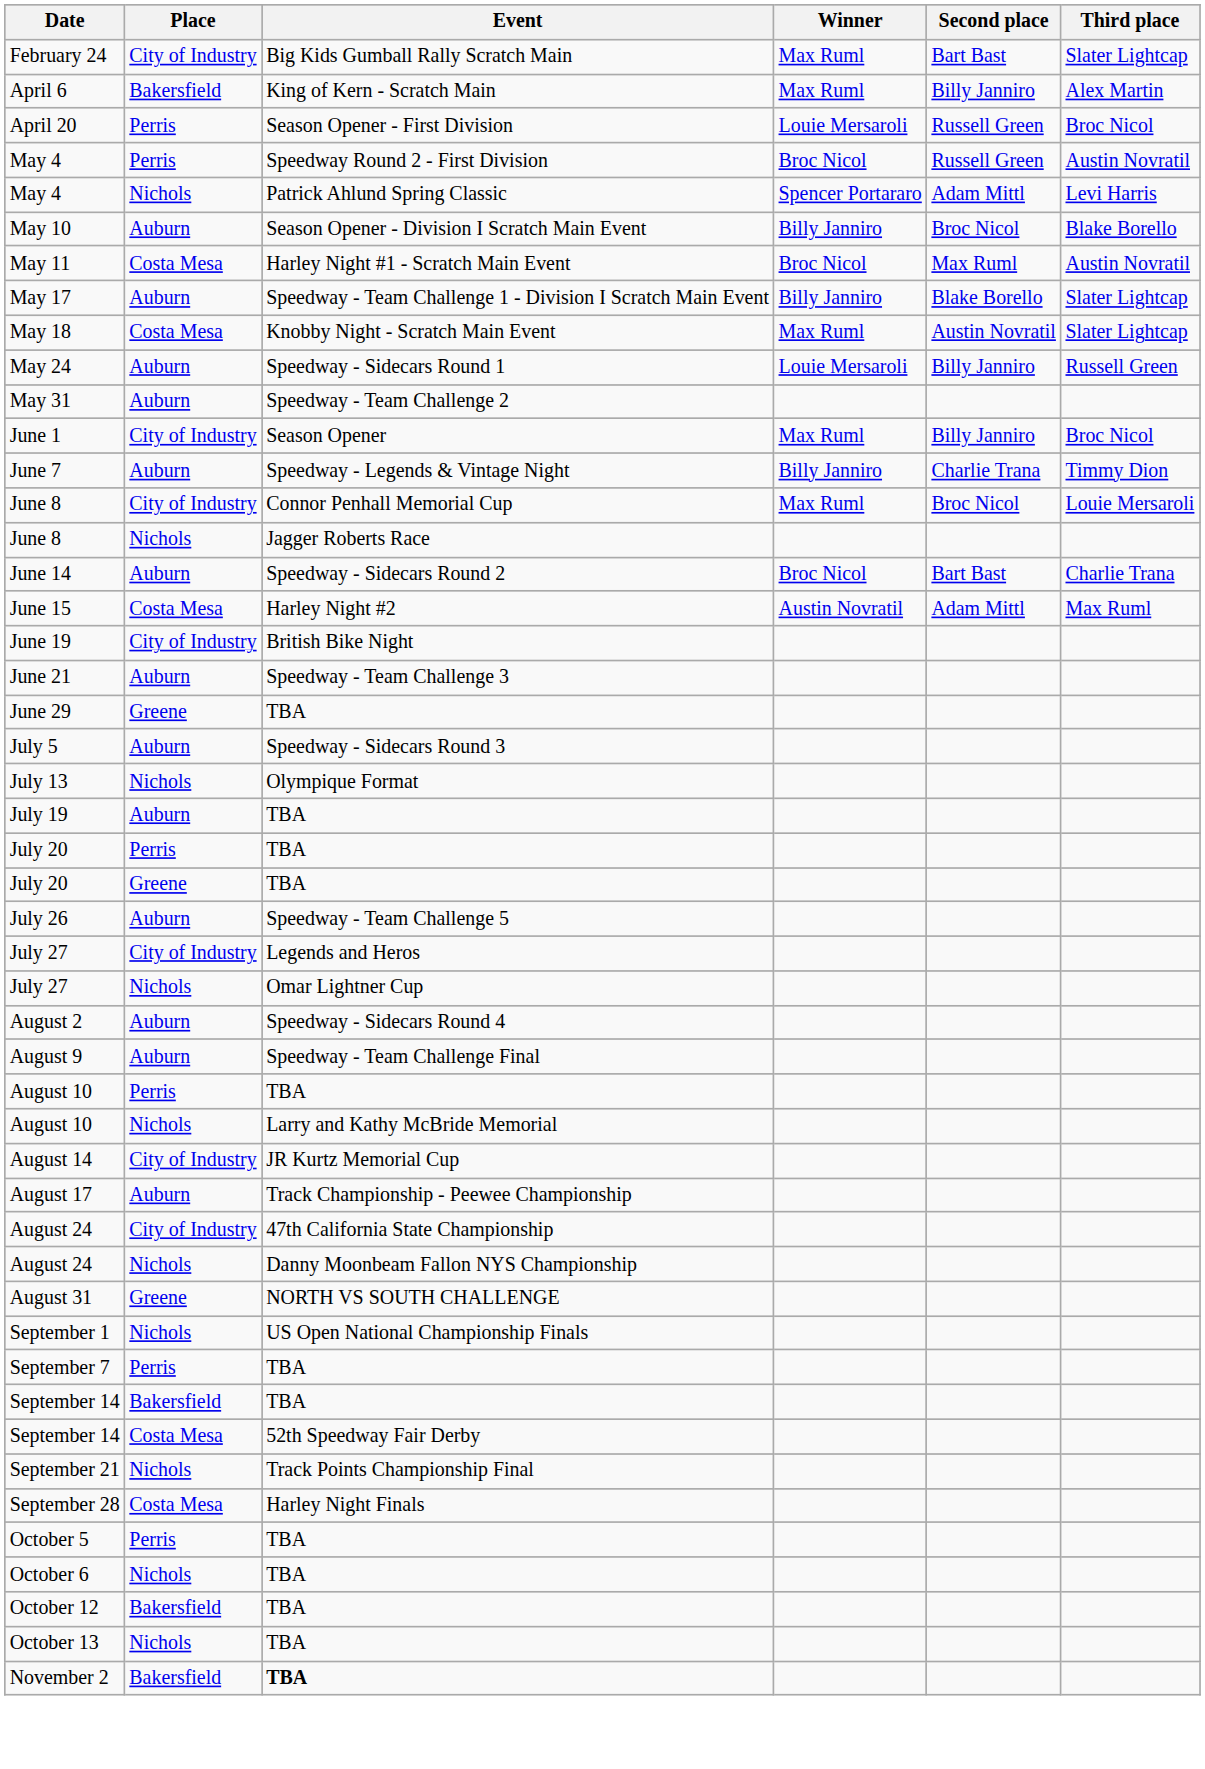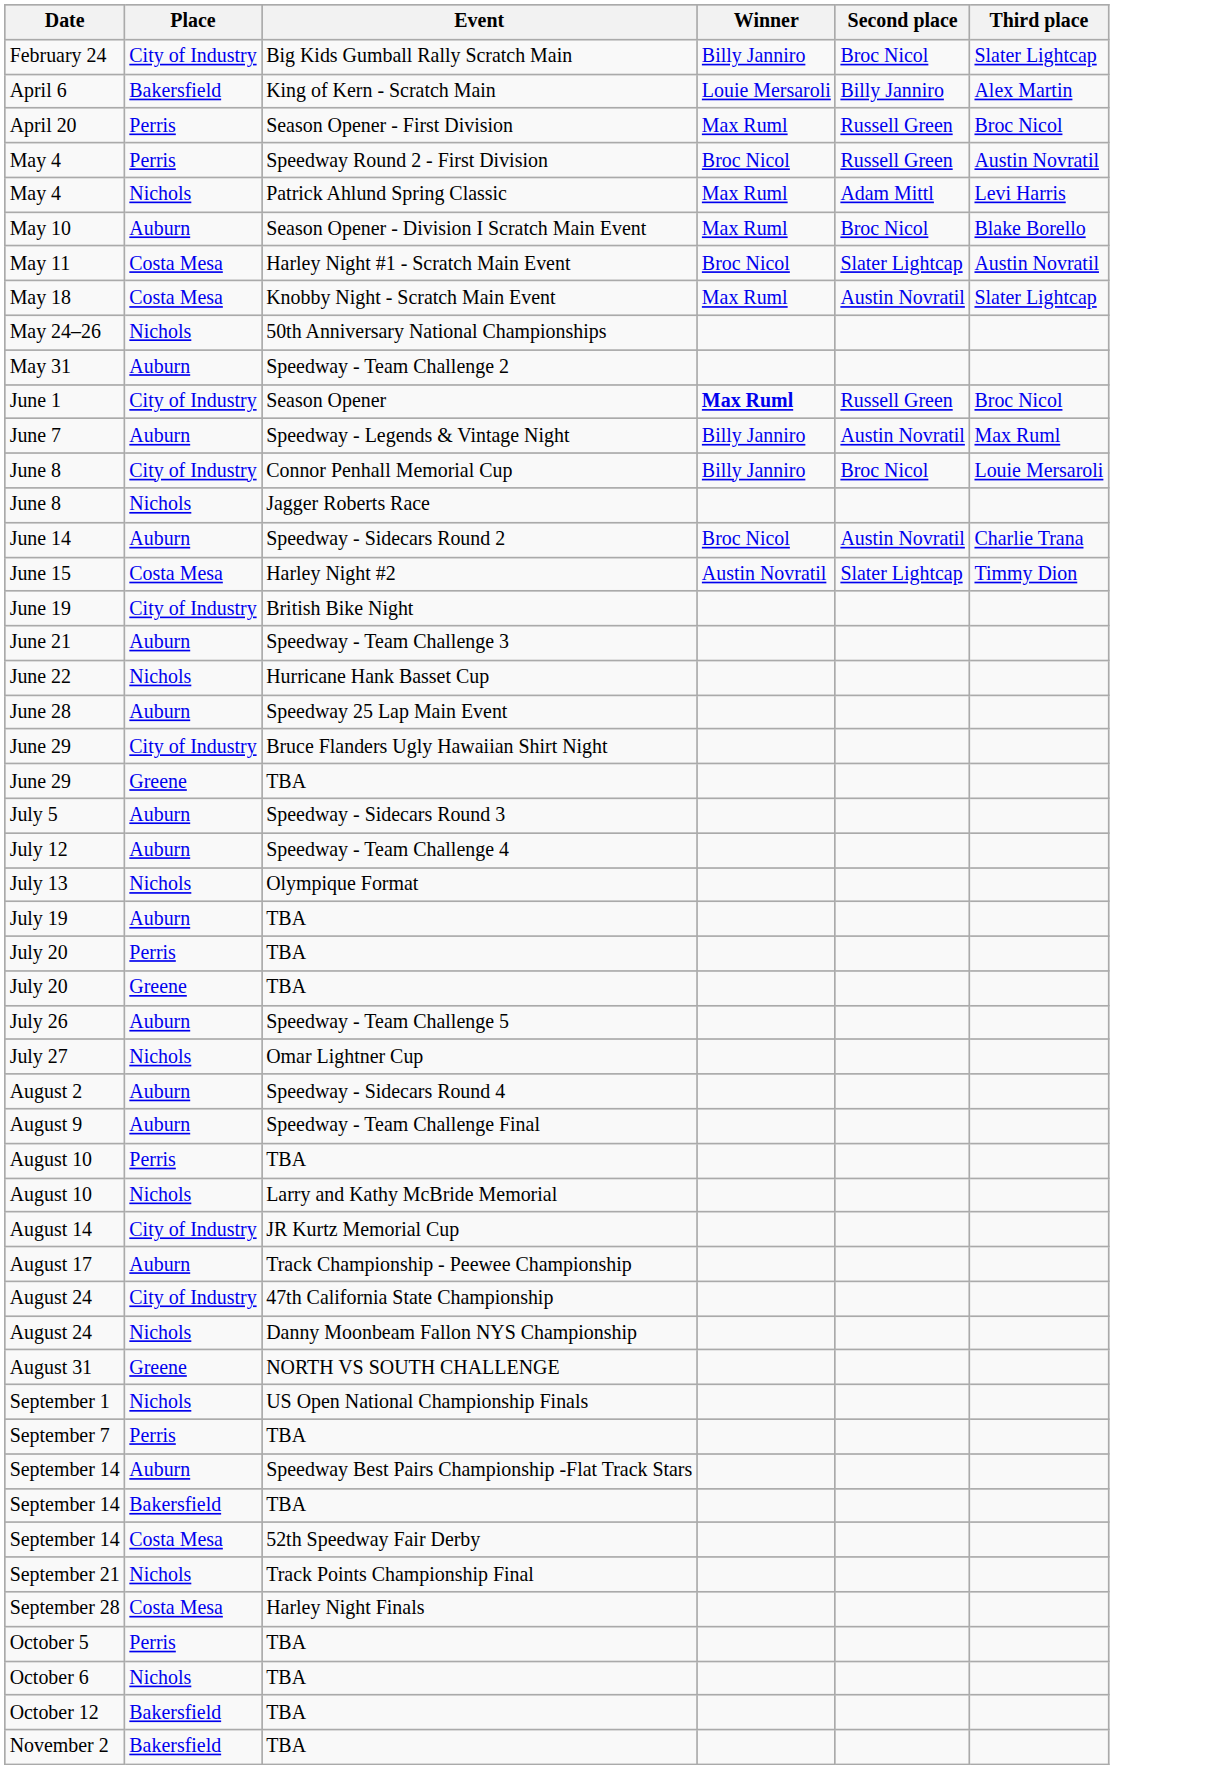(821, 56) Max Ruml -> (754, 56) Billy Janniro
(969, 56) Bart Bast -> (884, 56) Broc Nicol
(821, 90) Max Ruml -> (766, 90) Louie Mersaroli
(843, 125) Louie Mersaroli -> (745, 125) Max Ruml
(850, 194) Spencer Portararo -> (745, 194) Max Ruml
(830, 228) Billy Janniro -> (745, 228) Max Ruml
(974, 263) Max Ruml -> (902, 263) Slater Lightcap
- row: (40, 297)
- row: (40, 366)
+ row: (55, 332)
(821, 435) normal -> (748, 401) bold
(983, 435) Billy Janniro -> (897, 401) Russell Green
(986, 470) Charlie Trana -> (903, 435) Austin Novratil
(1117, 470) Timmy Dion -> (1017, 435) Max Ruml
(821, 504) Max Ruml -> (754, 470) Billy Janniro
(969, 573) Bart Bast -> (903, 539) Austin Novratil
(978, 608) Adam Mittl -> (902, 573) Slater Lightcap
(1108, 608) Max Ruml -> (1026, 573) Timmy Dion
+ row: (40, 677)
+ row: (40, 711)
+ row: (40, 746)
+ row: (39, 849)
- row: (39, 953)
+ row: (65, 1470)
- row: (54, 1643)
(287, 1677) bold -> (286, 1746) normal
